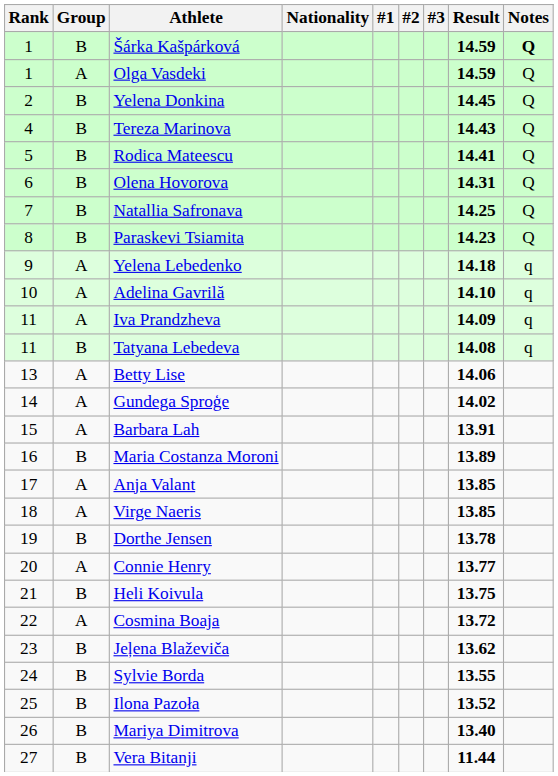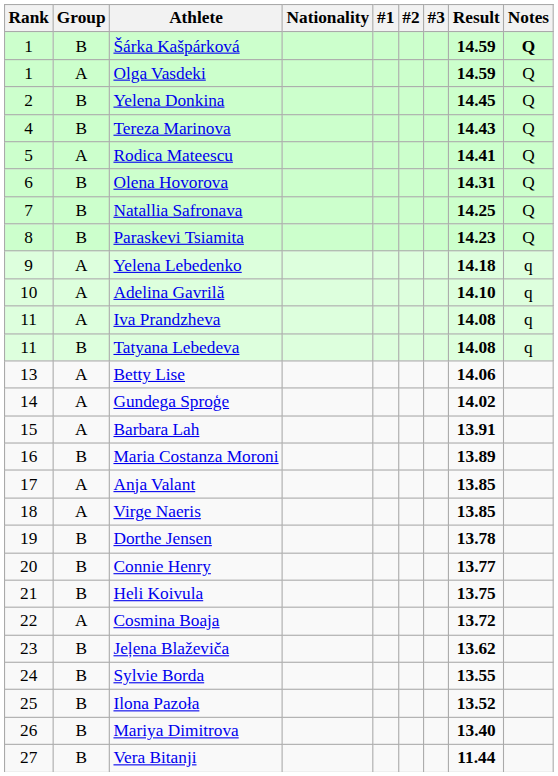(81, 155) B -> (81, 155) A
(476, 319) 14.09 -> (476, 319) 14.08
(81, 566) A -> (81, 566) B
